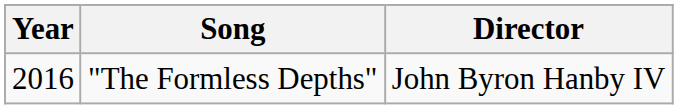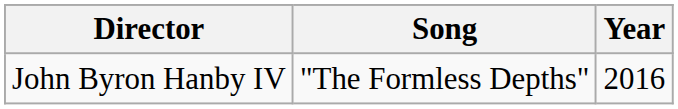columns swapped: (43, 28) <-> (528, 28)
